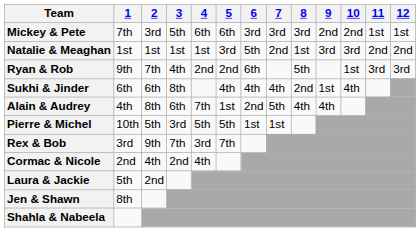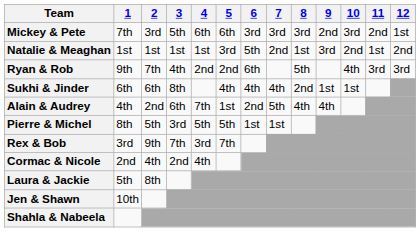(353, 32) 2nd -> (352, 32) 3rd
(376, 32) 1st -> (378, 32) 2nd
(352, 50) 3rd -> (353, 50) 2nd
(378, 50) 2nd -> (376, 50) 1st
(351, 69) 1st -> (352, 69) 4th
(352, 87) 4th -> (351, 87) 1st
(153, 106) 8th -> (154, 106) 2nd
(128, 124) 10th -> (124, 124) 8th
(154, 180) 2nd -> (153, 180) 8th
(124, 198) 8th -> (128, 198) 10th
